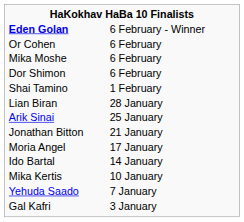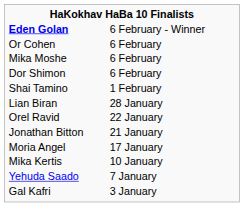- row: (31, 118)
+ row: (34, 118)
- row: (32, 162)
